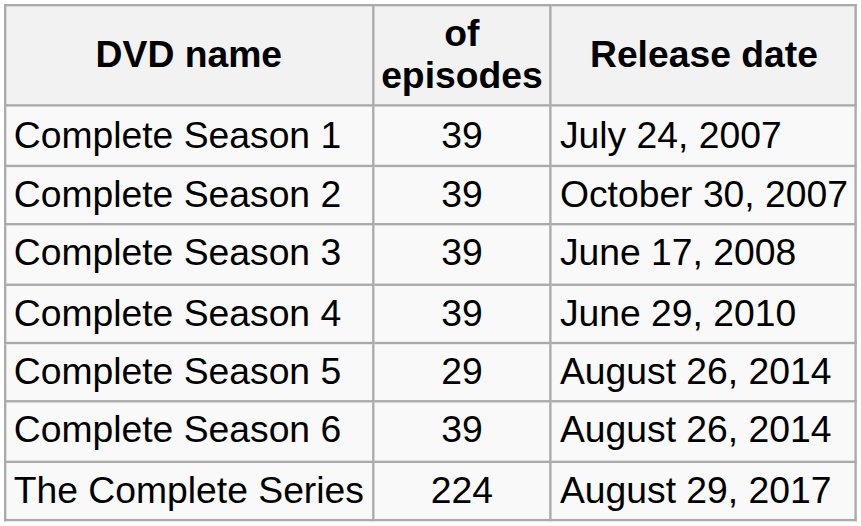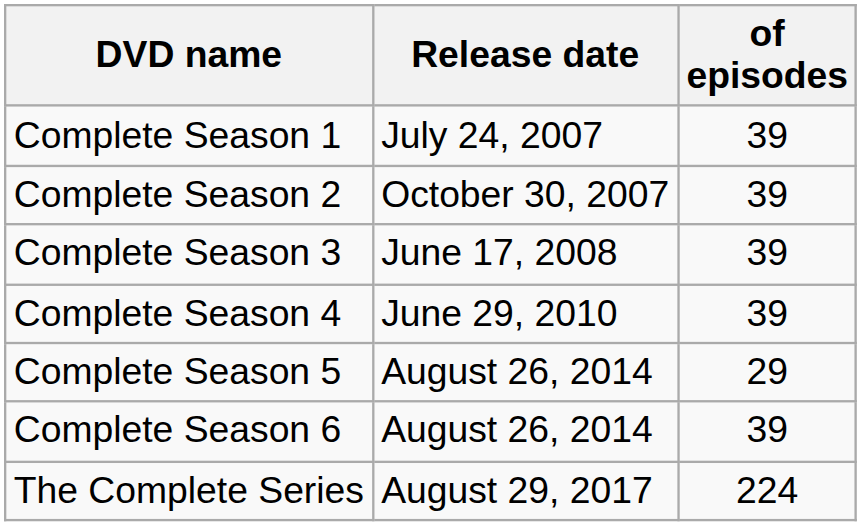columns swapped: (462, 55) <-> (704, 55)
